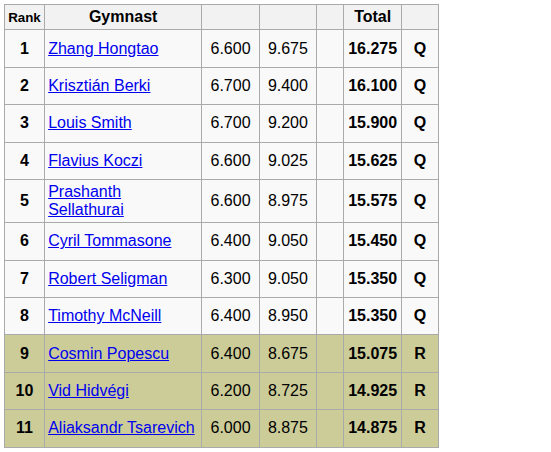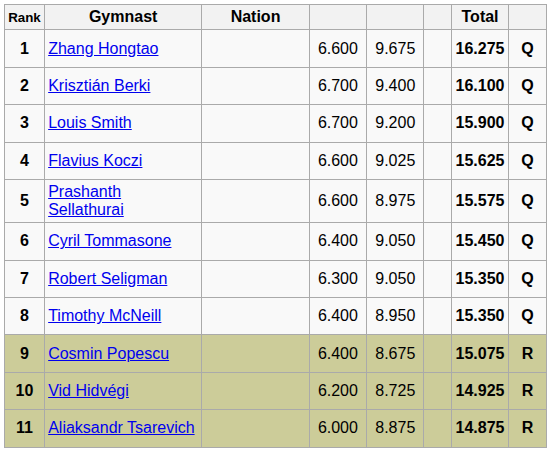+ column: (256, 17)
